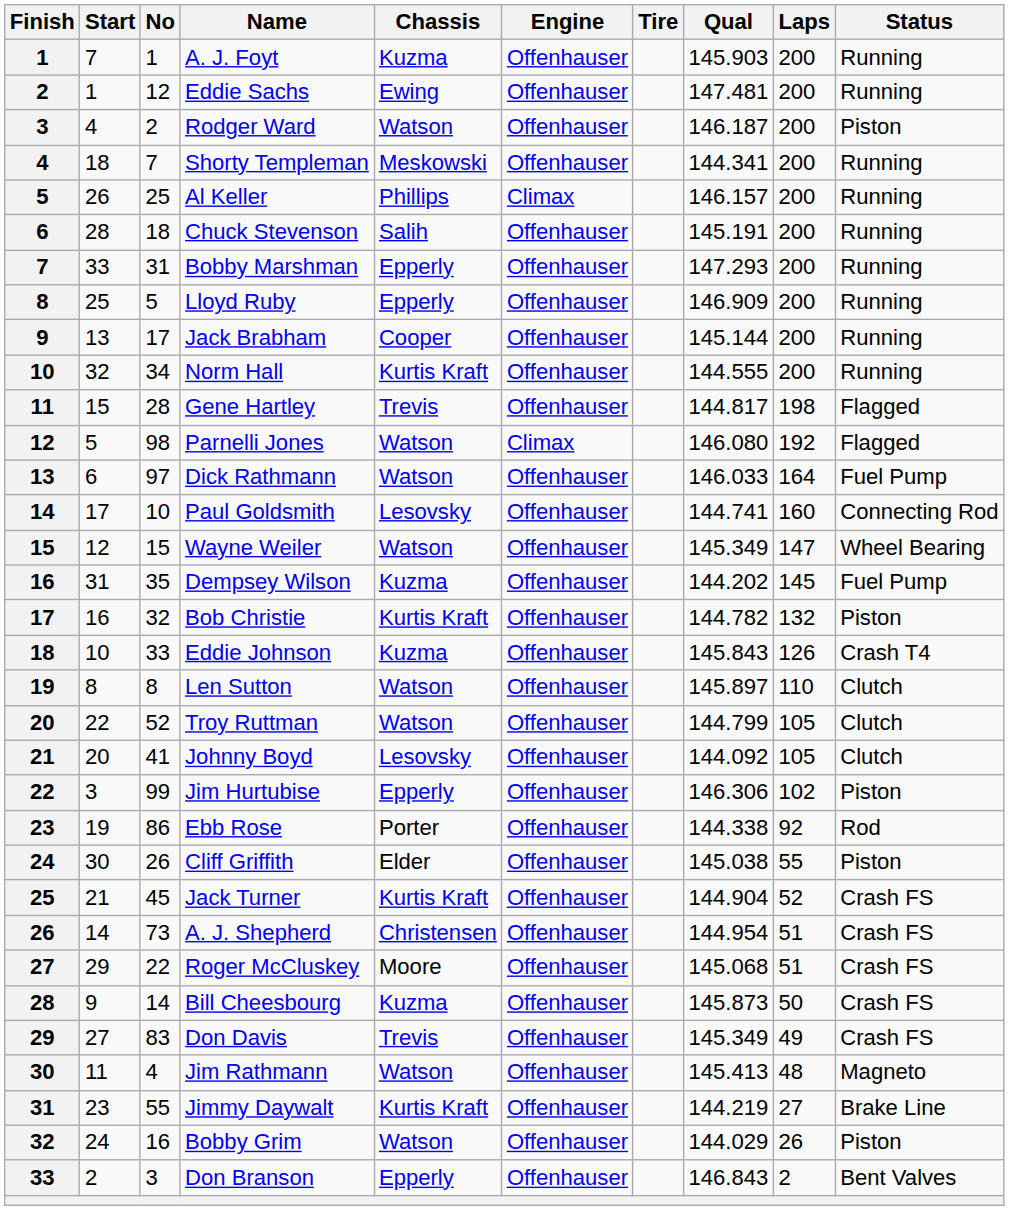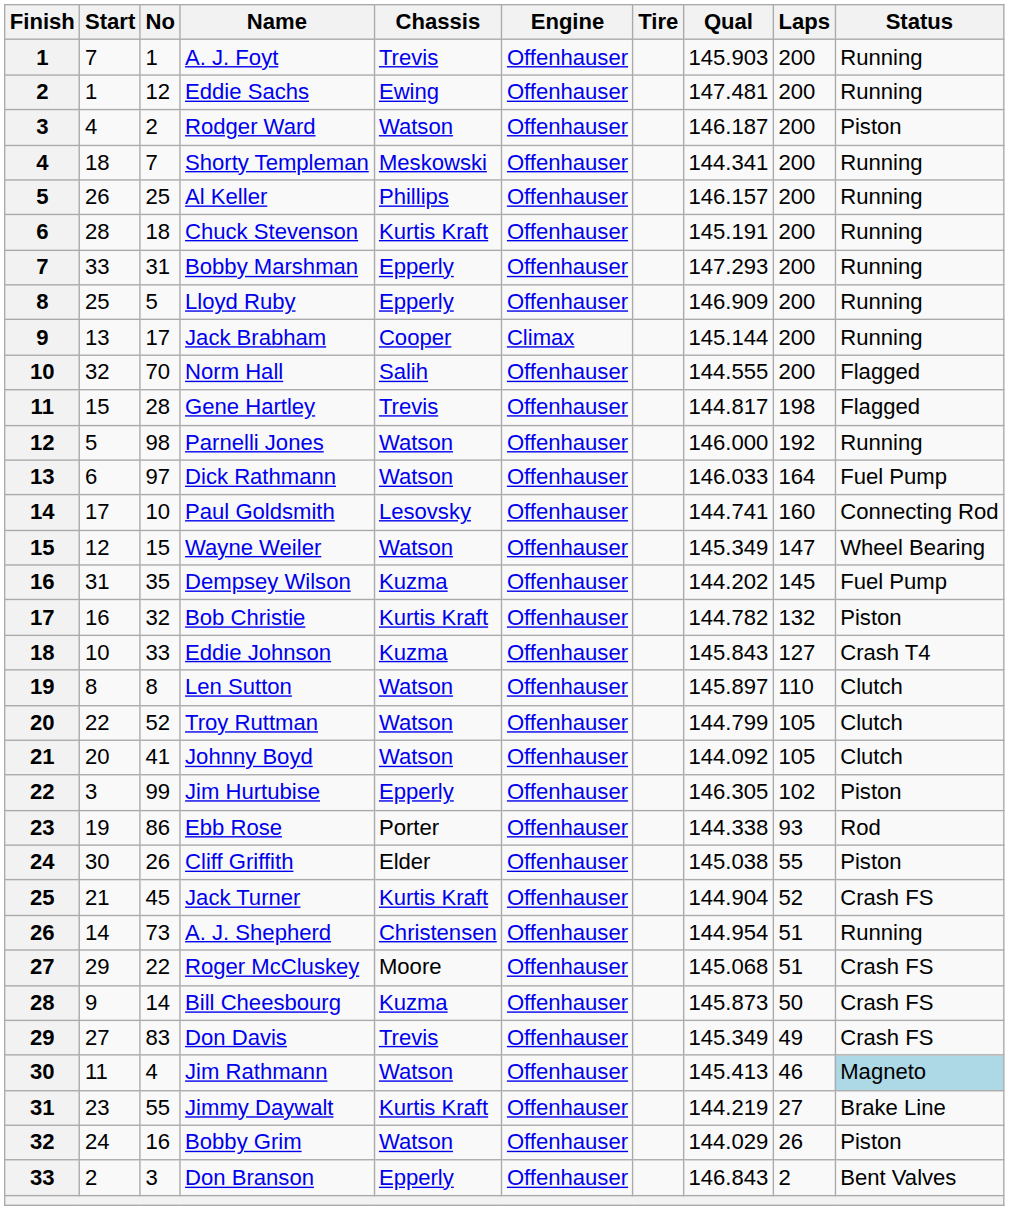(413, 57) Kuzma -> (409, 57) Trevis
(541, 197) Climax -> (567, 197) Offenhauser
(403, 232) Salih -> (434, 232) Kurtis Kraft
(567, 337) Offenhauser -> (541, 337) Climax
(158, 372) 34 -> (158, 372) 70
(434, 372) Kurtis Kraft -> (403, 372) Salih
(881, 372) Running -> (880, 372) Flagged
(541, 442) Climax -> (567, 442) Offenhauser
(728, 442) 146.080 -> (728, 442) 146.000
(880, 442) Flagged -> (881, 442) Running
(797, 652) 126 -> (797, 652) 127
(425, 757) Lesovsky -> (416, 757) Watson
(728, 792) 146.306 -> (728, 792) 146.305
(791, 827) 92 -> (791, 827) 93
(887, 932) Crash FS -> (881, 932) Running
(791, 1072) 48 -> (791, 1072) 46
(883, 1072) no background -> (883, 1072) lightblue background
